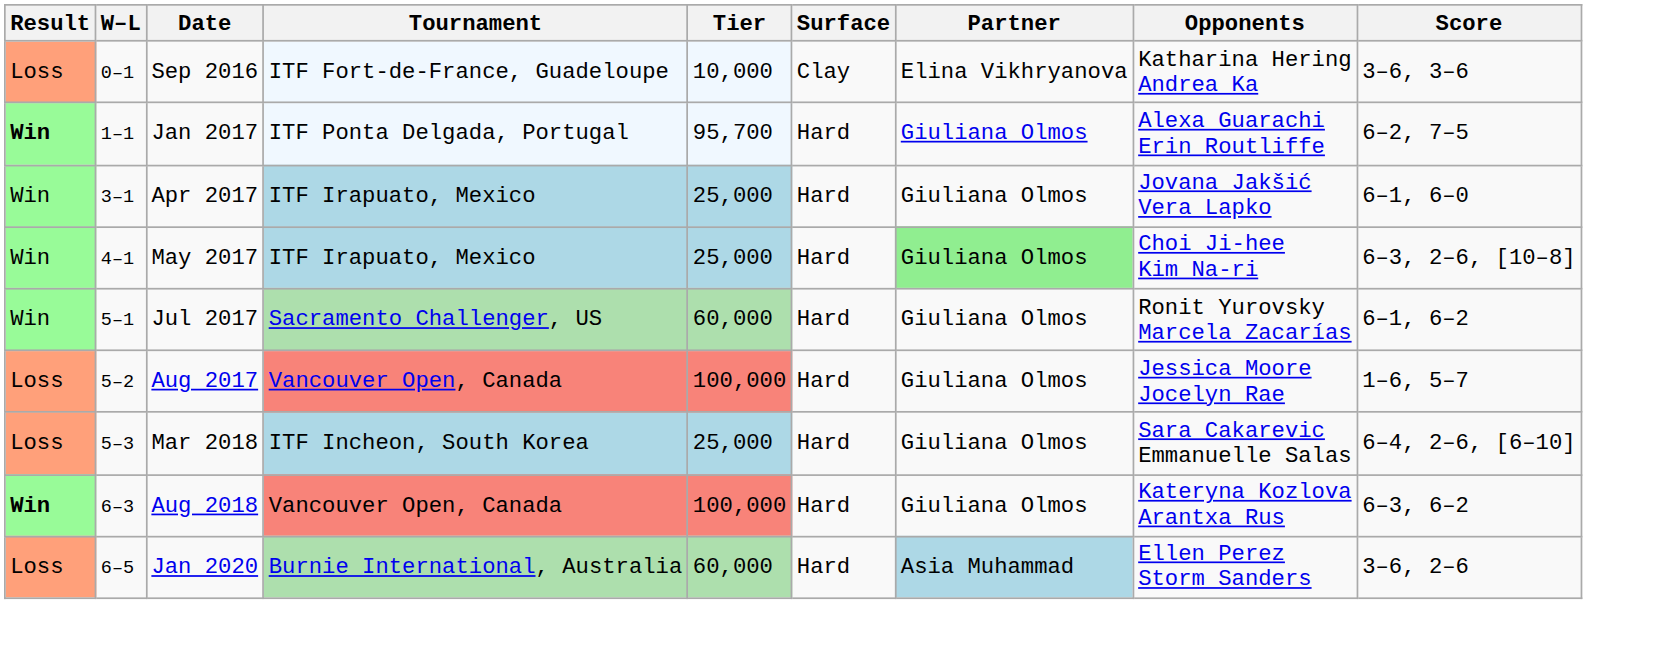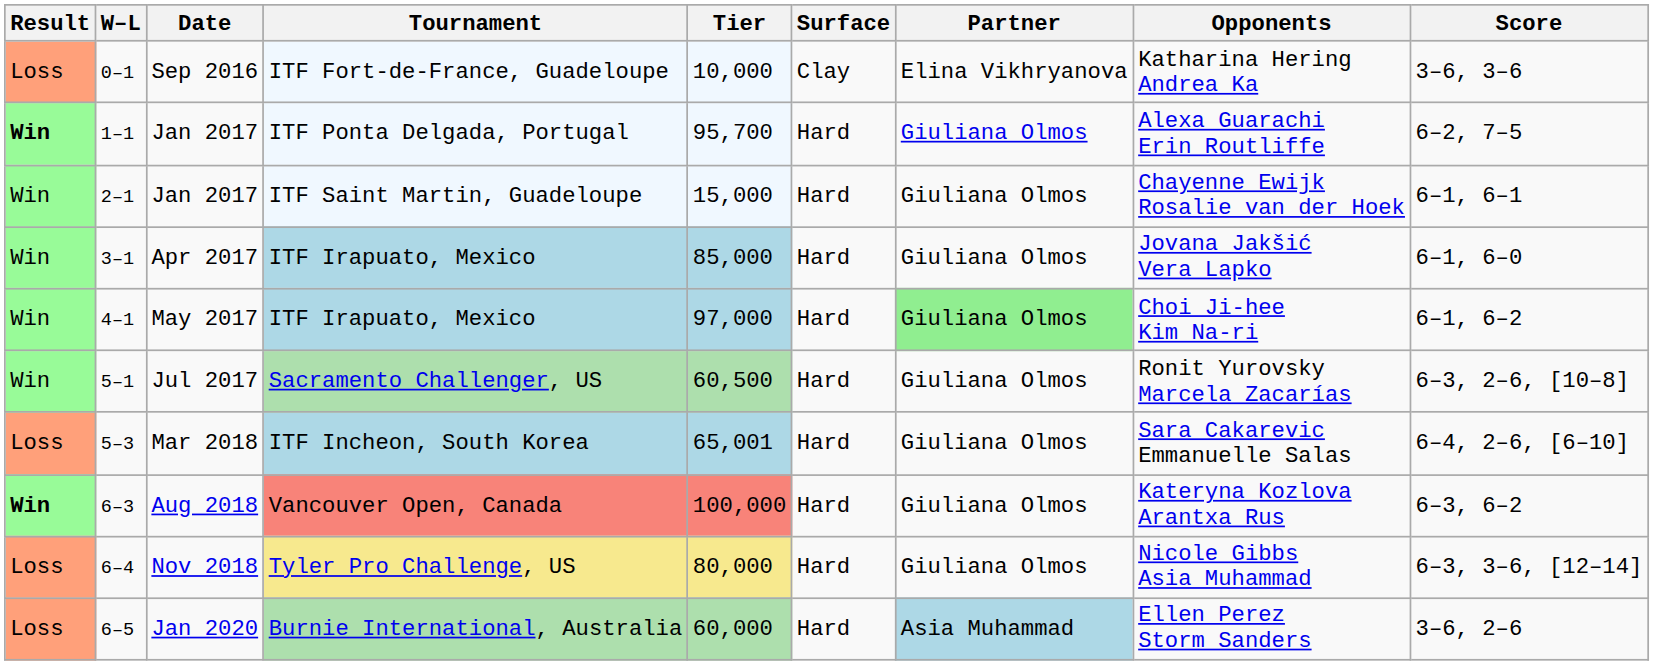+ row: (117, 197)
(733, 196) 25,000 -> (733, 258) 85,000
(733, 258) 25,000 -> (733, 320) 97,000
(1469, 258) 6–3, 2–6, [10–8] -> (1469, 320) 6–1, 6–2
(733, 320) 60,000 -> (733, 381) 60,500
(1416, 320) 6–1, 6–2 -> (1522, 381) 6–3, 2–6, [10–8]
- row: (117, 382)
(733, 443) 25,000 -> (733, 443) 65,001
+ row: (117, 568)
